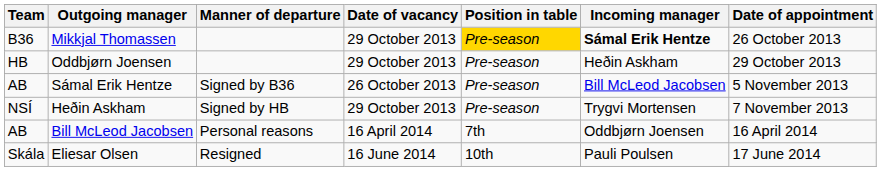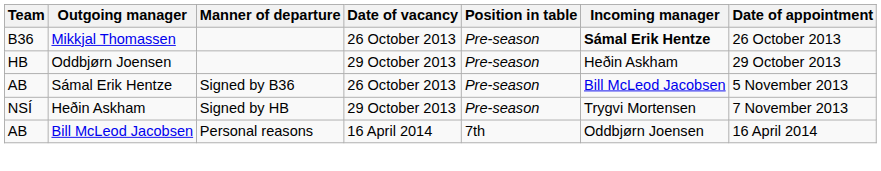(402, 39) 29 October 2013 -> (402, 39) 26 October 2013
(502, 39) gold background -> (502, 39) no background
- row: (95, 154)
